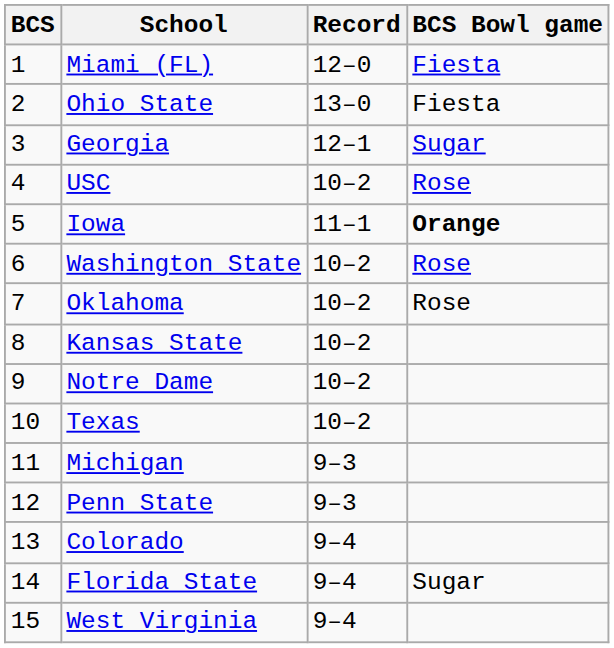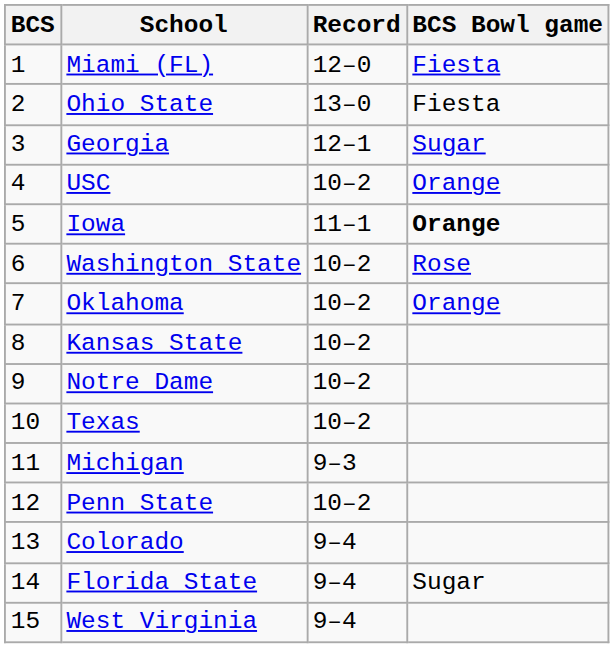(442, 184) Rose -> (456, 184) Orange
(442, 304) Rose -> (456, 304) Orange
(335, 503) 9–3 -> (342, 503) 10–2
